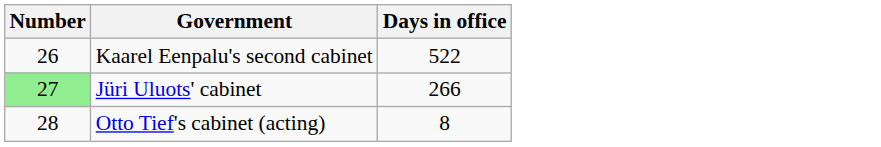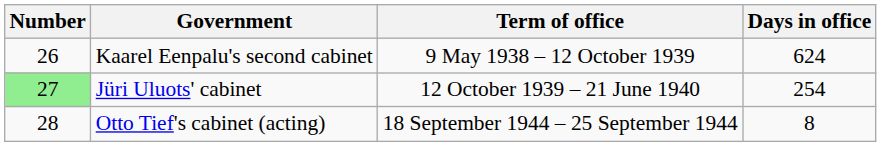+ column: (560, 21)
(445, 55) 522 -> (809, 55) 624
(445, 89) 266 -> (809, 89) 254
